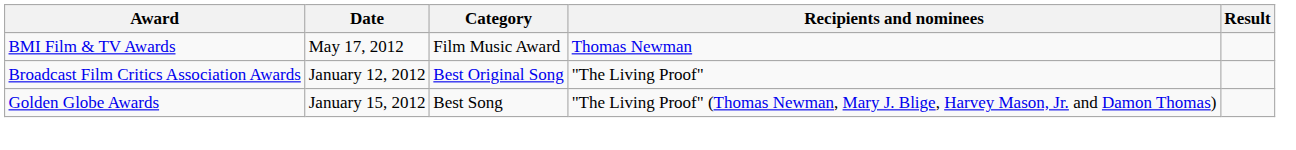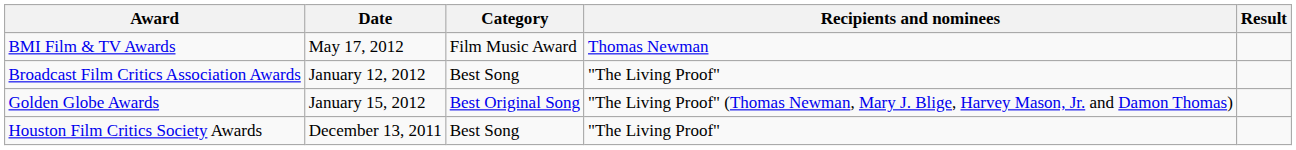(499, 74) Best Original Song -> (484, 74) Best Song
(468, 102) Best Song -> (515, 102) Best Original Song
+ row: (135, 131)
